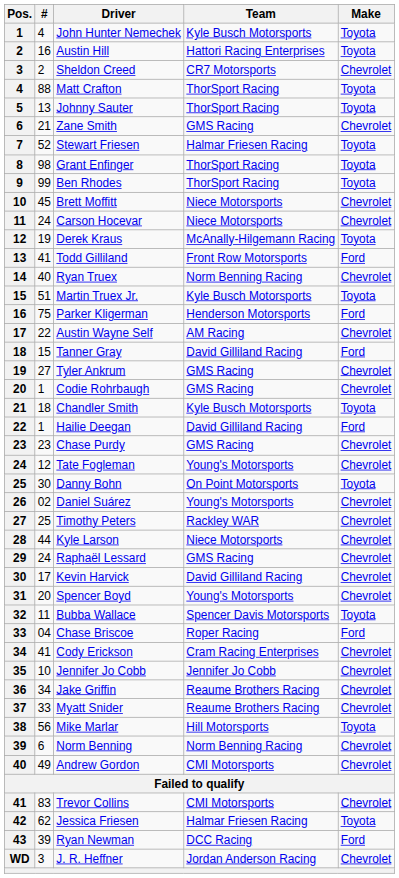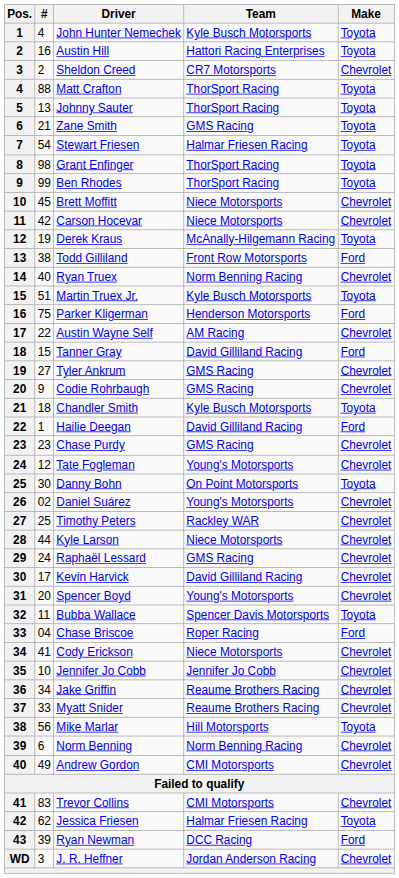(366, 127) Chevrolet -> (358, 127) Toyota
(44, 145) 52 -> (44, 145) 54
(44, 220) 24 -> (44, 220) 42
(44, 258) 41 -> (44, 258) 38
(41, 389) 1 -> (41, 389) 9
(253, 652) Cram Racing Enterprises -> (234, 652) Niece Motorsports
